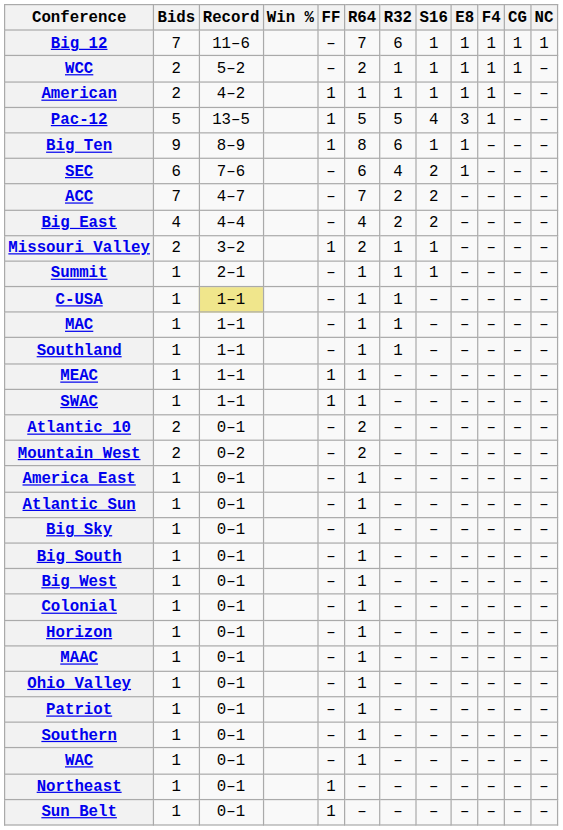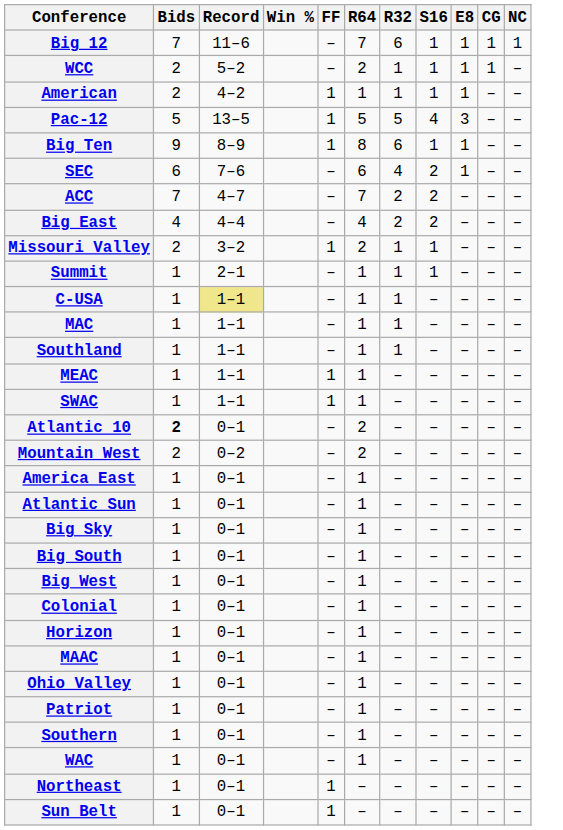- column: (491, 17)
(176, 428) normal -> (176, 428) bold
